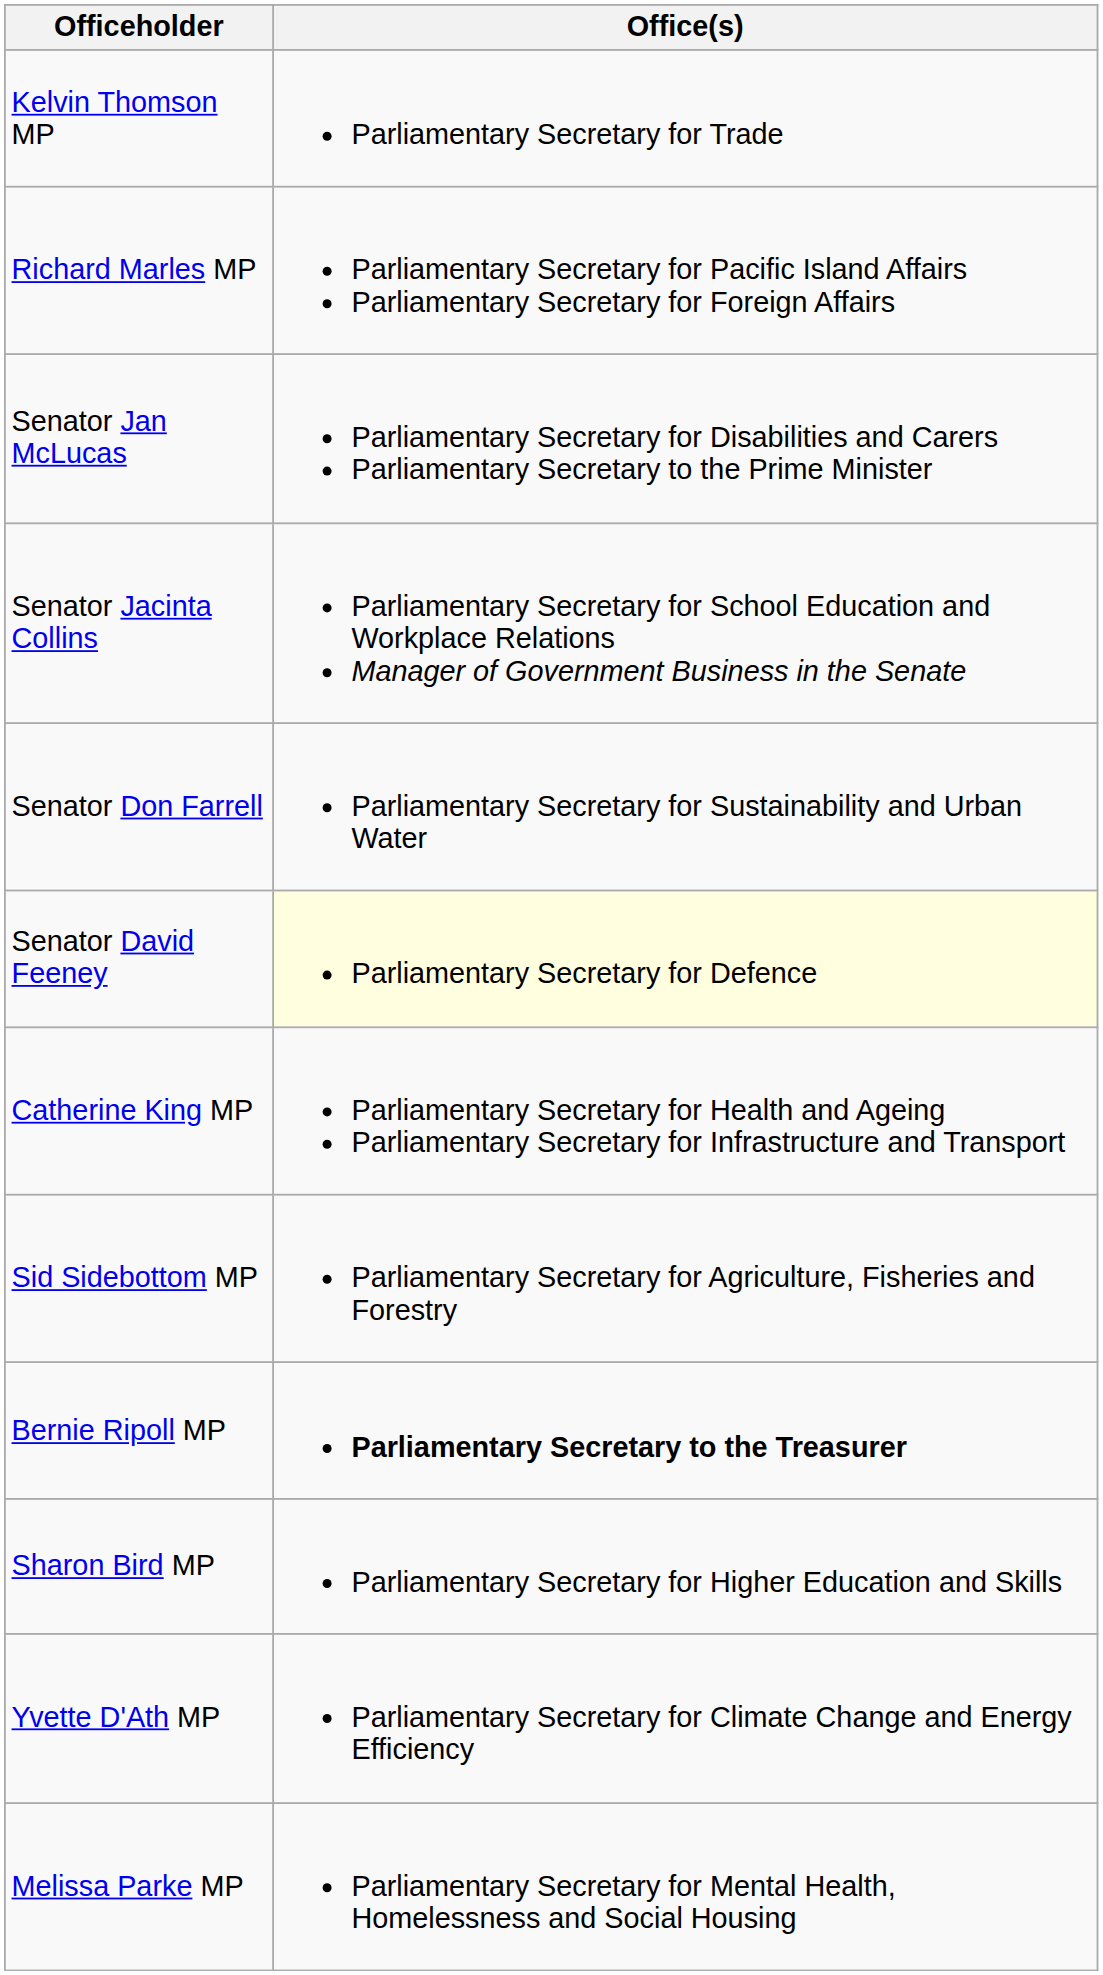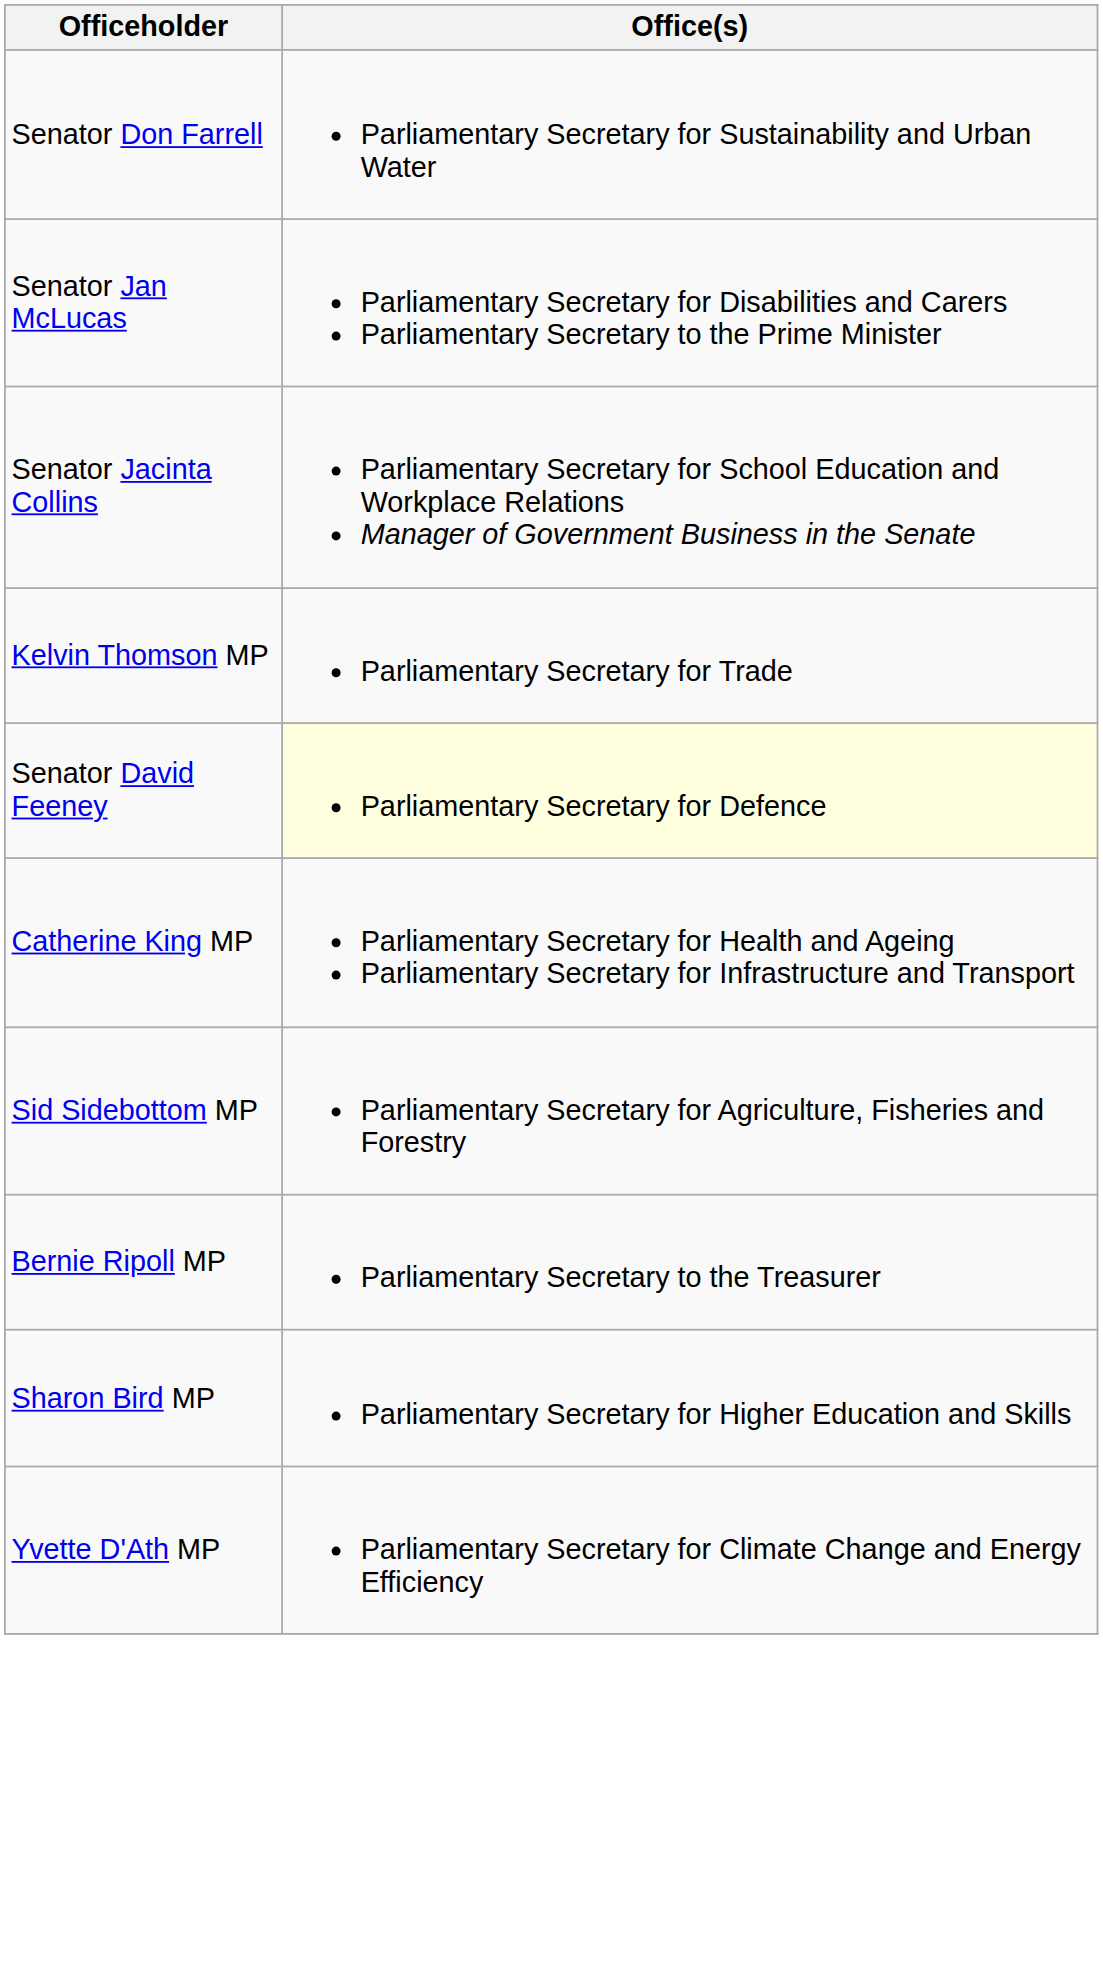rows swapped: (115, 118) <-> (137, 806)
- row: (134, 269)
(685, 1447) bold -> (690, 1279) normal
- row: (128, 1885)
